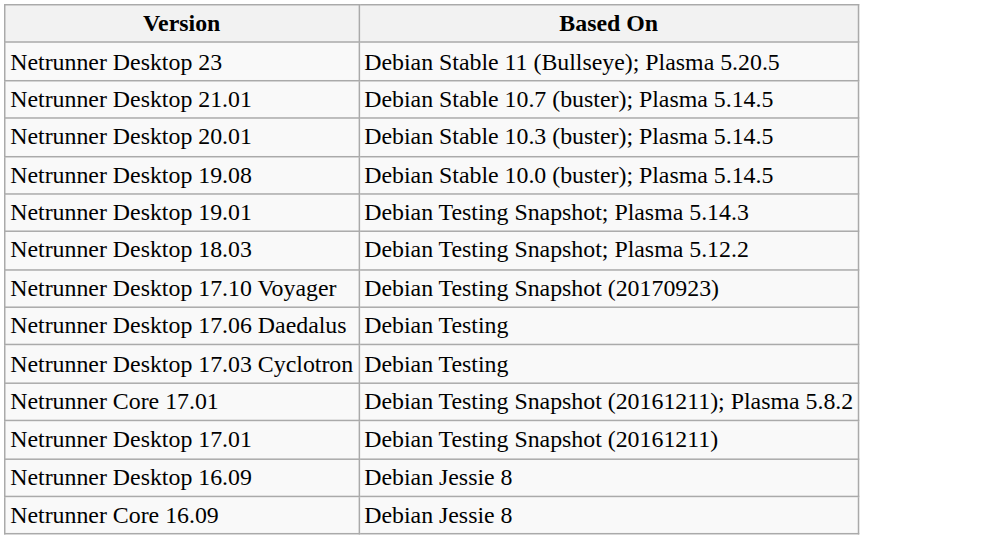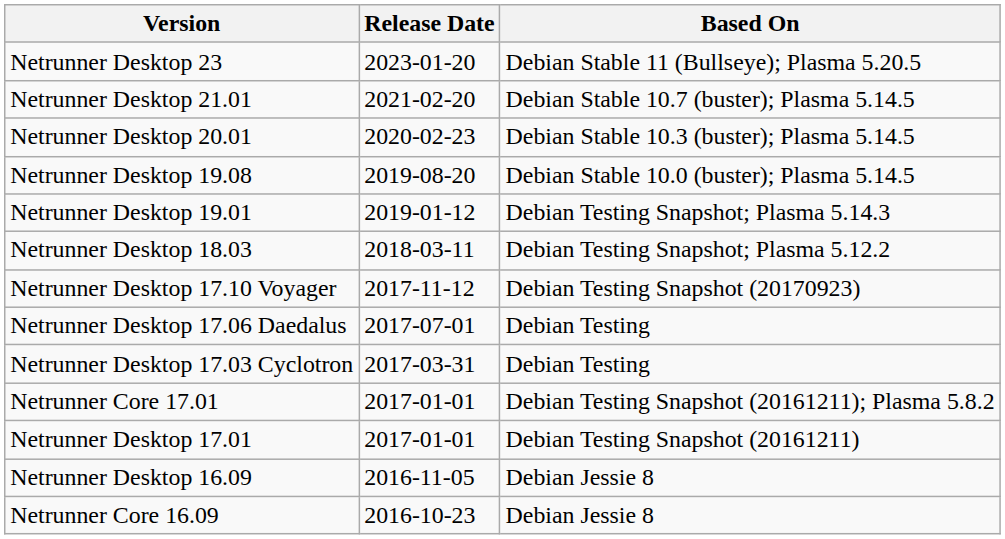+ column: (429, 23)
